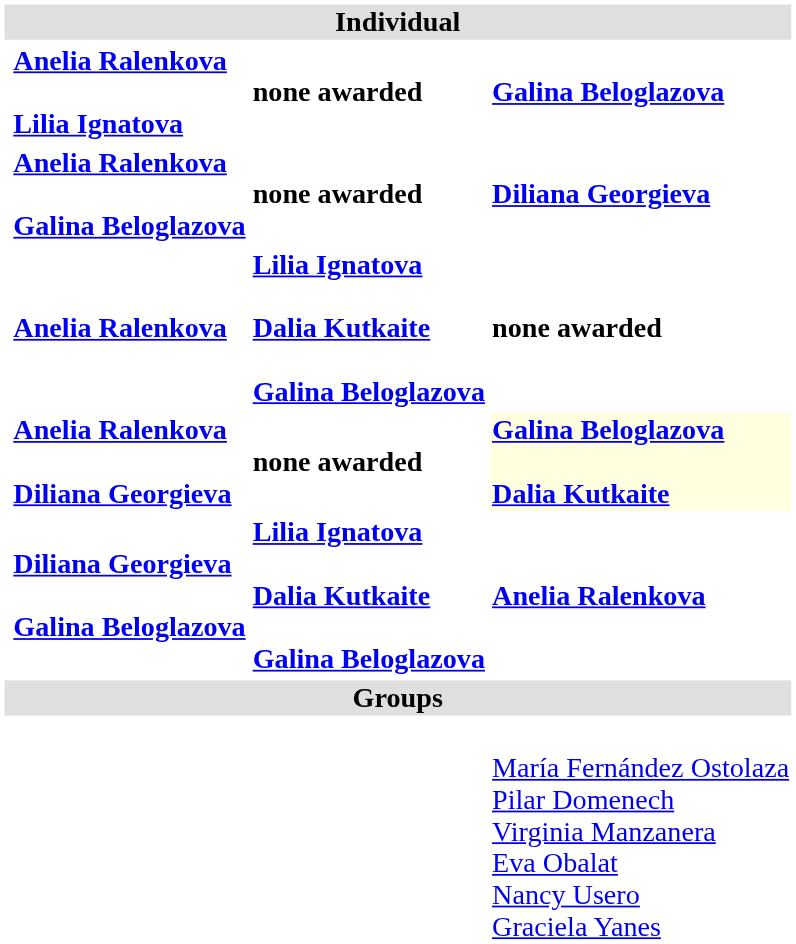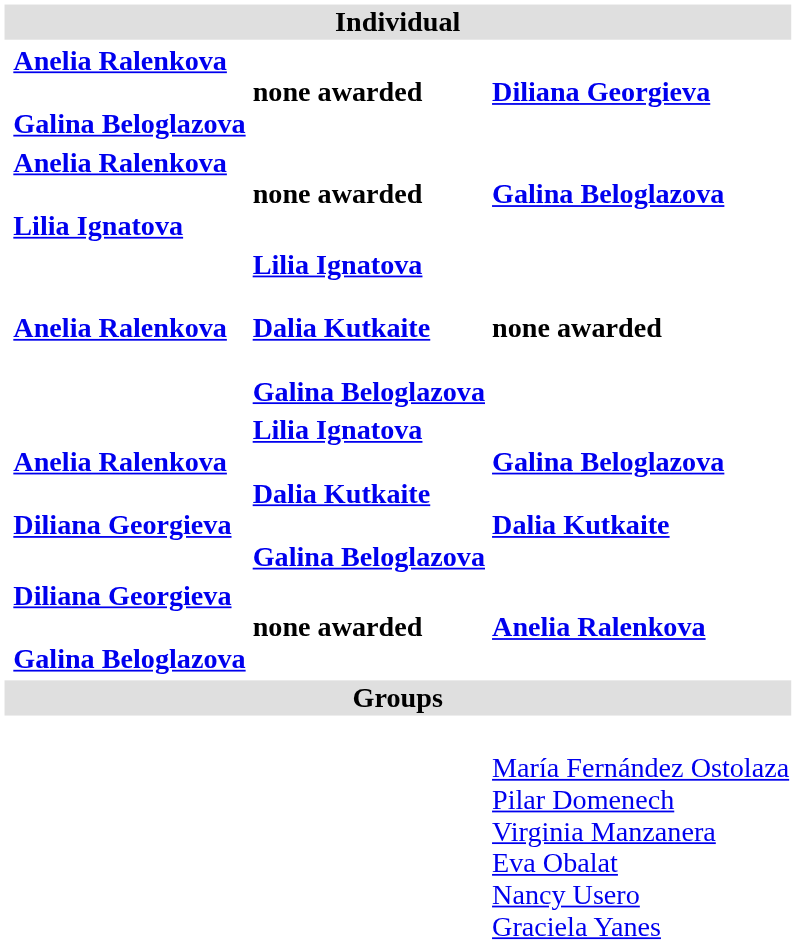rows swapped: (129, 194) <-> (120, 92)
(338, 461) none awarded -> (369, 493) Lilia Ignatova Dalia Kutkaite Galina Beloglazova
(608, 461) lightyellow background -> (608, 493) no background
(369, 595) Lilia Ignatova Dalia Kutkaite Galina Beloglazova -> (338, 627) none awarded
